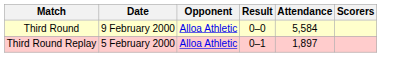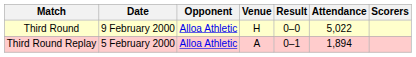+ column: (257, 12)
(305, 28) 5,584 -> (339, 28) 5,022
(305, 44) 1,897 -> (339, 44) 1,894
